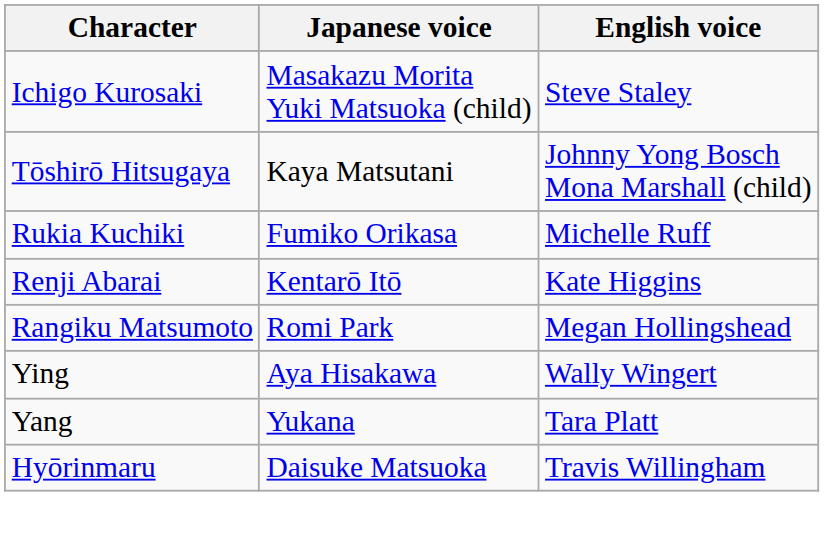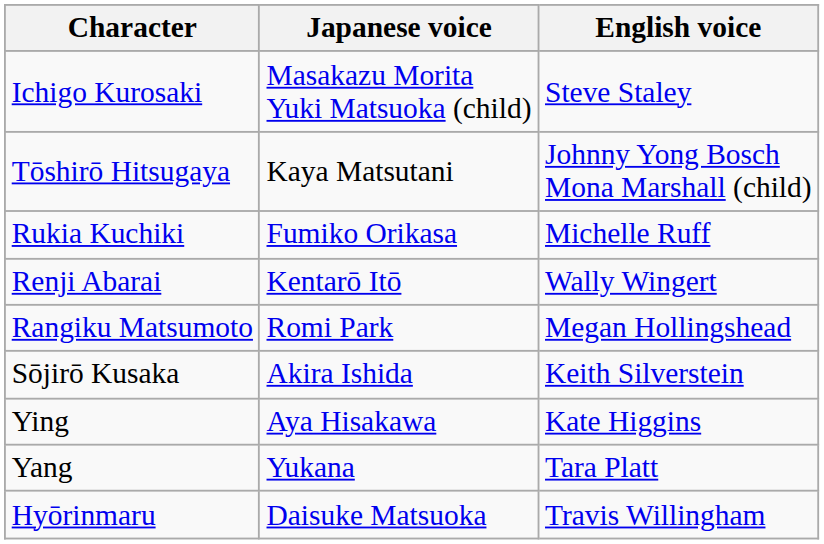(623, 280) Kate Higgins -> (631, 280) Wally Wingert
+ row: (96, 374)
(631, 374) Wally Wingert -> (623, 420) Kate Higgins
